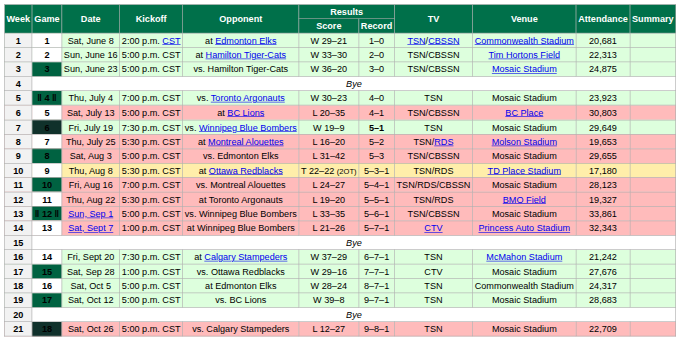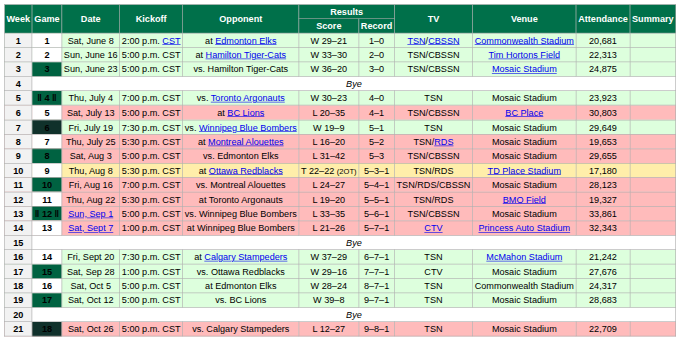(377, 127) bold -> (377, 127) normal
(524, 142) Molson Stadium -> (524, 142) Mosaic Stadium
